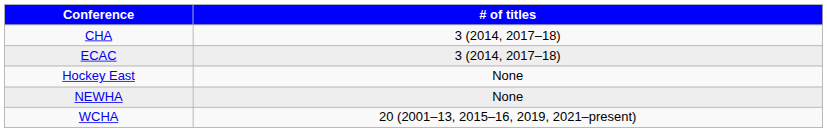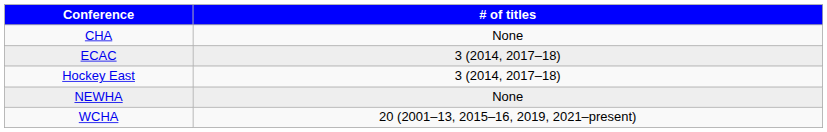(508, 35) 3 (2014, 2017–18) -> (508, 35) None
(508, 76) None -> (508, 76) 3 (2014, 2017–18)
